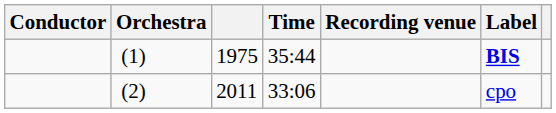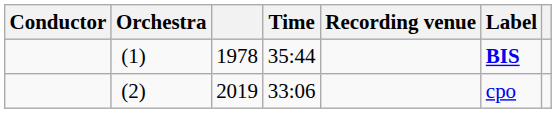(237, 56) 1975 -> (237, 56) 1978
(237, 91) 2011 -> (237, 91) 2019
